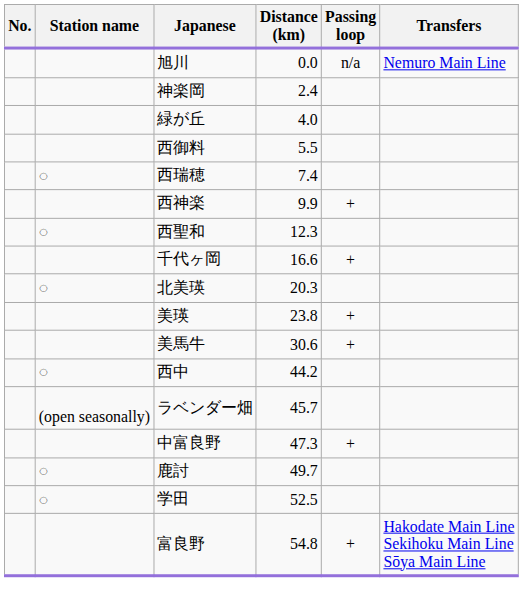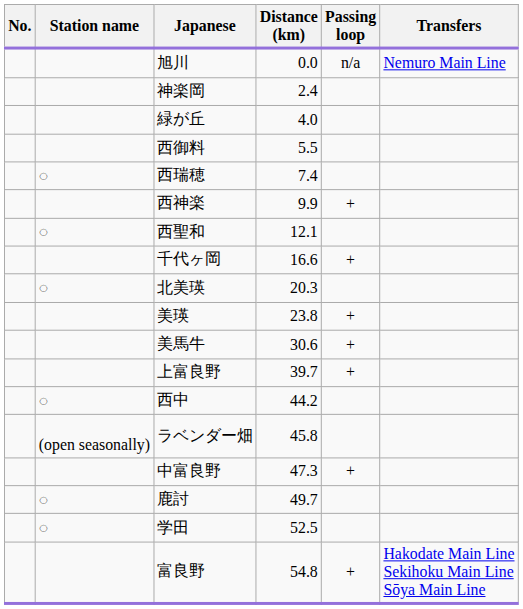(304, 232) 12.3 -> (304, 232) 12.1
+ row: (189, 371)
(304, 407) 45.7 -> (304, 436) 45.8
